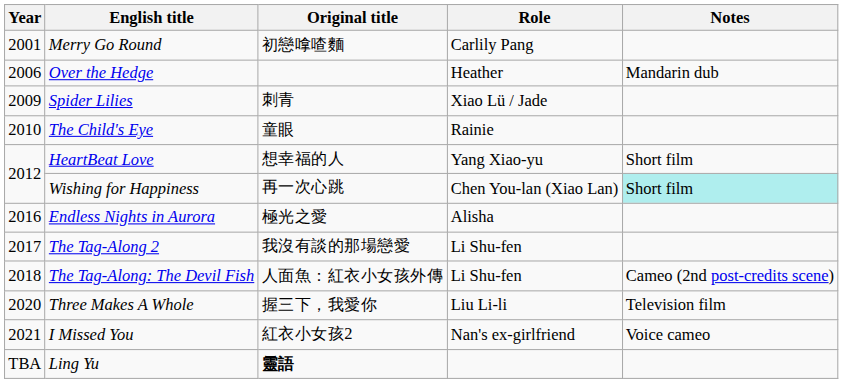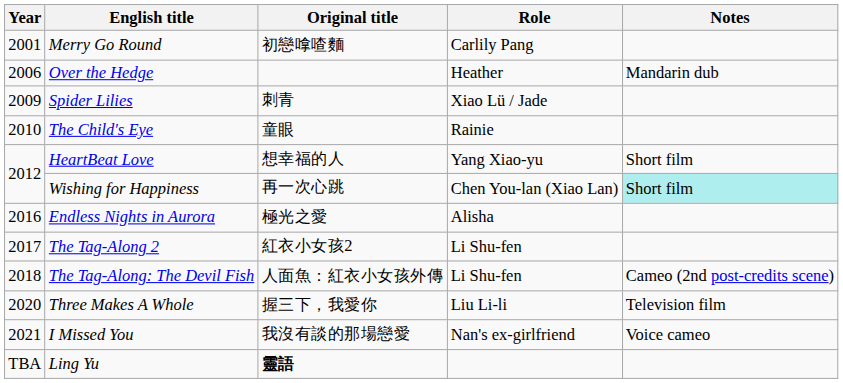(336, 246) 我沒有談的那場戀愛 -> (307, 246) 紅衣小女孩2
(307, 333) 紅衣小女孩2 -> (336, 333) 我沒有談的那場戀愛
